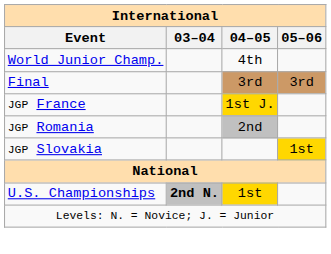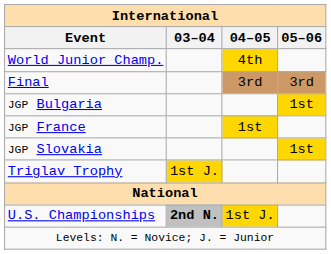(250, 60) no background -> (250, 60) gold background
+ row: (55, 105)
(250, 105) 1st J. -> (250, 127) 1st
- row: (51, 127)
+ row: (65, 171)
(250, 194) 1st -> (250, 216) 1st J.
